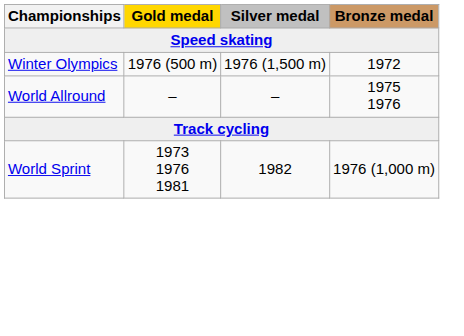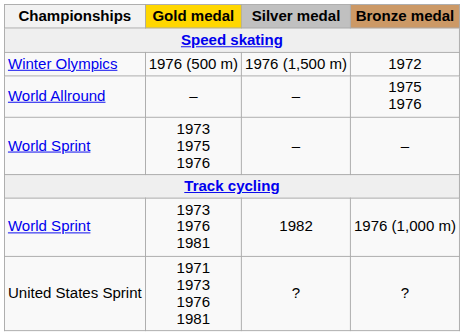+ row: (193, 145)
+ row: (193, 293)
